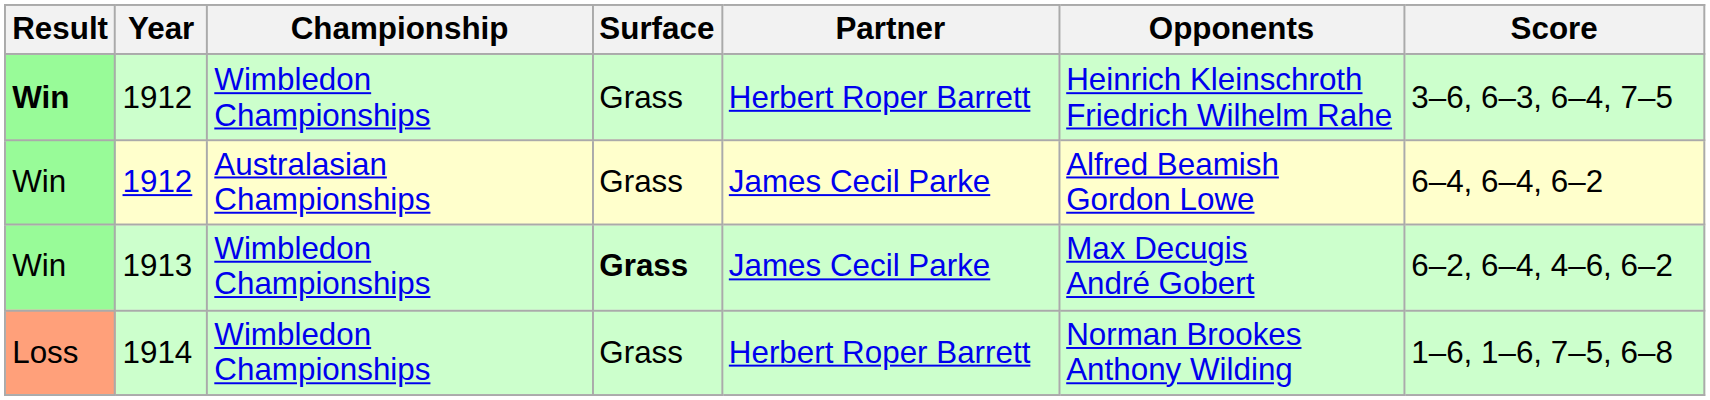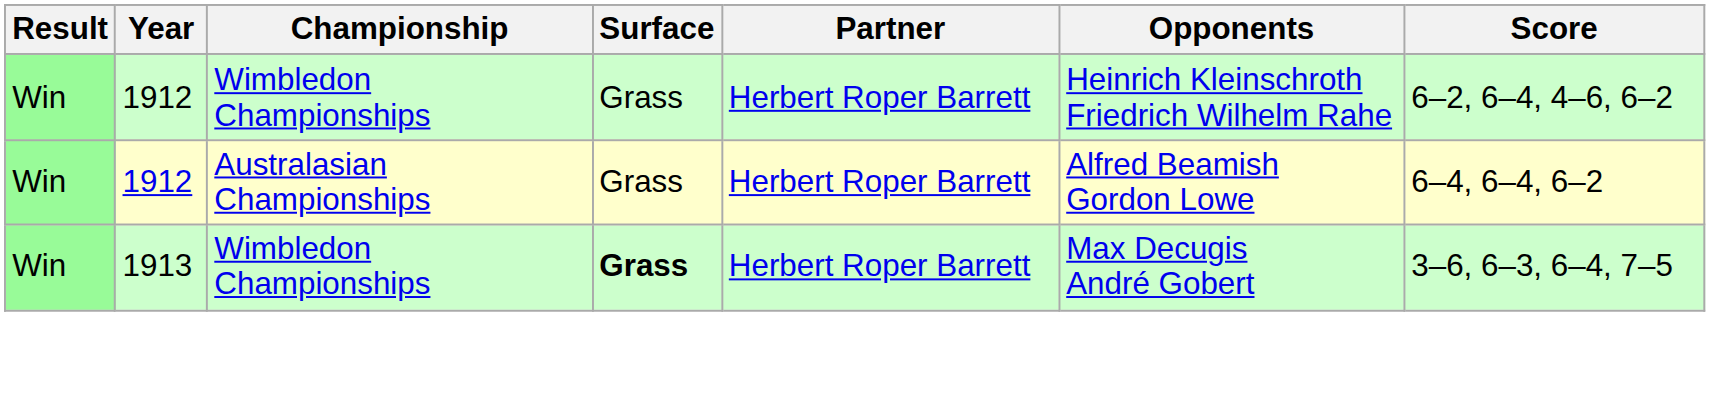(41, 96) bold -> (39, 96) normal
(1542, 96) 3–6, 6–3, 6–4, 7–5 -> (1542, 96) 6–2, 6–4, 4–6, 6–2
(860, 181) James Cecil Parke -> (880, 181) Herbert Roper Barrett
(860, 266) James Cecil Parke -> (880, 266) Herbert Roper Barrett
(1542, 266) 6–2, 6–4, 4–6, 6–2 -> (1542, 266) 3–6, 6–3, 6–4, 7–5
- row: (157, 351)
